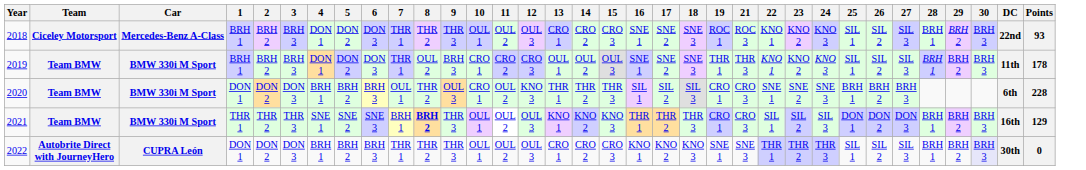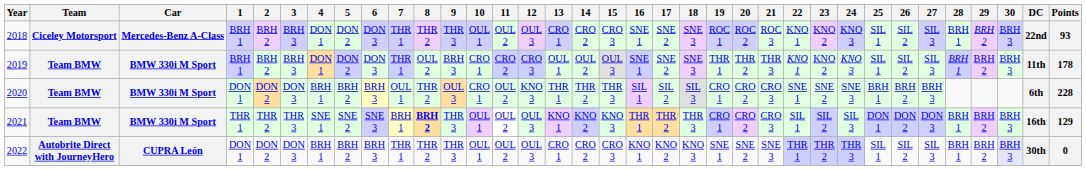+ column: (745, 12)
